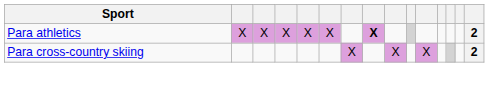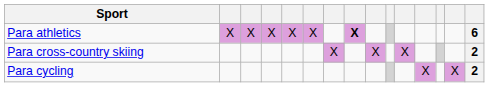(474, 33) 2 -> (475, 33) 6
+ row: (40, 71)
